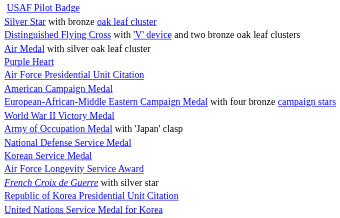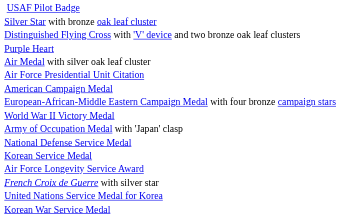rows swapped: (29, 62) <-> (77, 48)
- row: (91, 196)
+ row: (57, 209)
